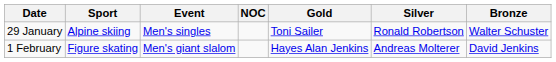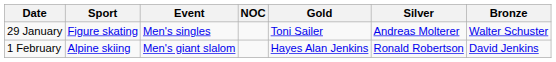(99, 31) Alpine skiing -> (103, 31) Figure skating
(419, 31) Ronald Robertson -> (417, 31) Andreas Molterer
(103, 48) Figure skating -> (99, 48) Alpine skiing
(417, 48) Andreas Molterer -> (419, 48) Ronald Robertson
